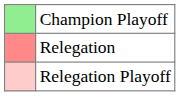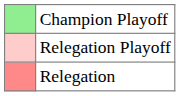rows swapped: (105, 76) <-> (77, 47)
